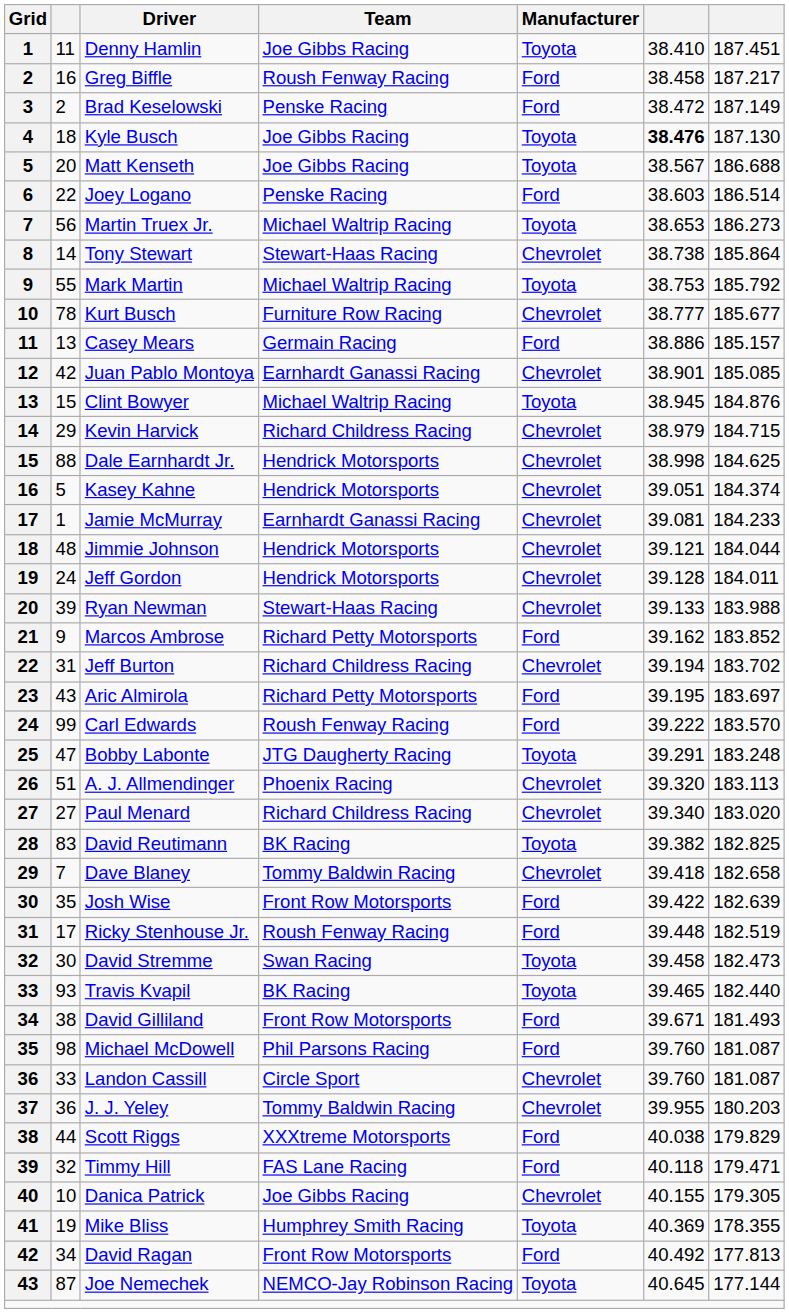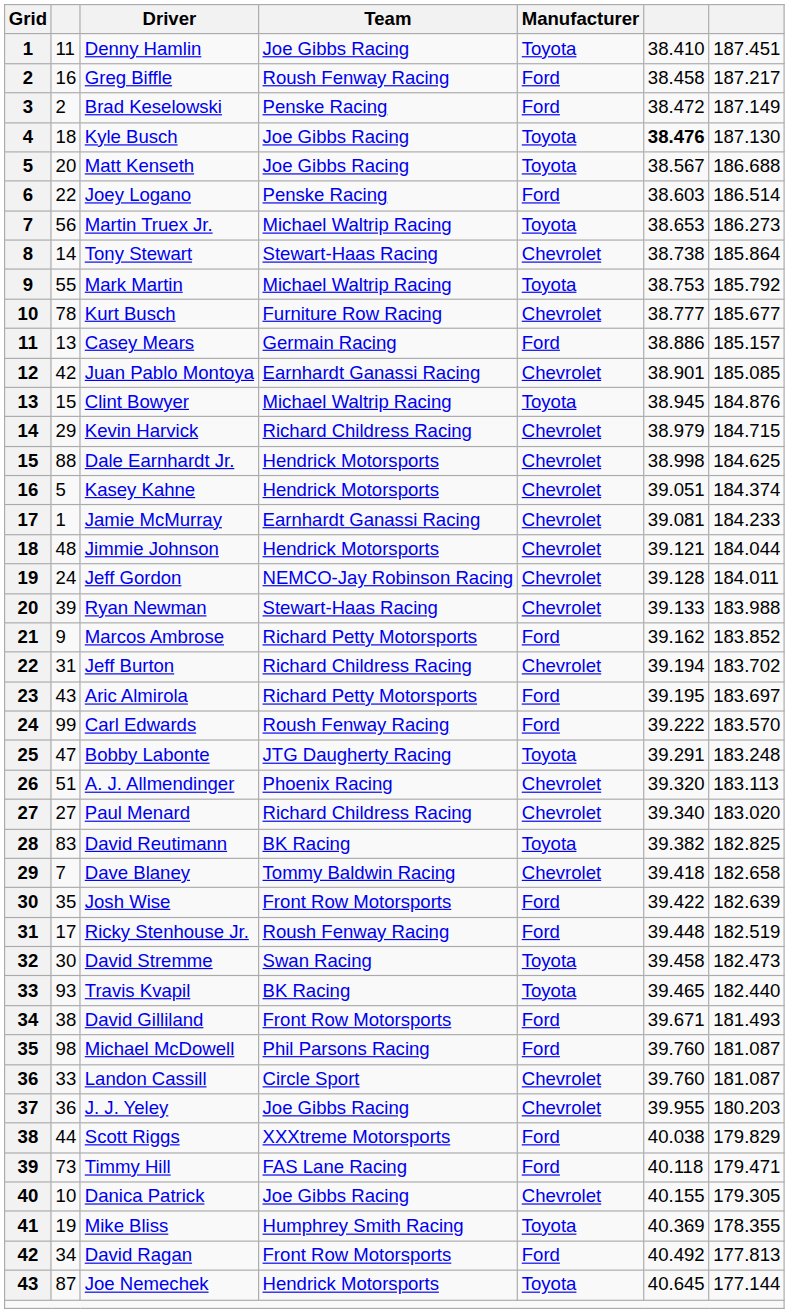(351, 578) Hendrick Motorsports -> (388, 578) NEMCO-Jay Robinson Racing
(359, 1108) Tommy Baldwin Racing -> (336, 1108) Joe Gibbs Racing
(66, 1167) 32 -> (66, 1167) 73
(388, 1284) NEMCO-Jay Robinson Racing -> (351, 1284) Hendrick Motorsports
